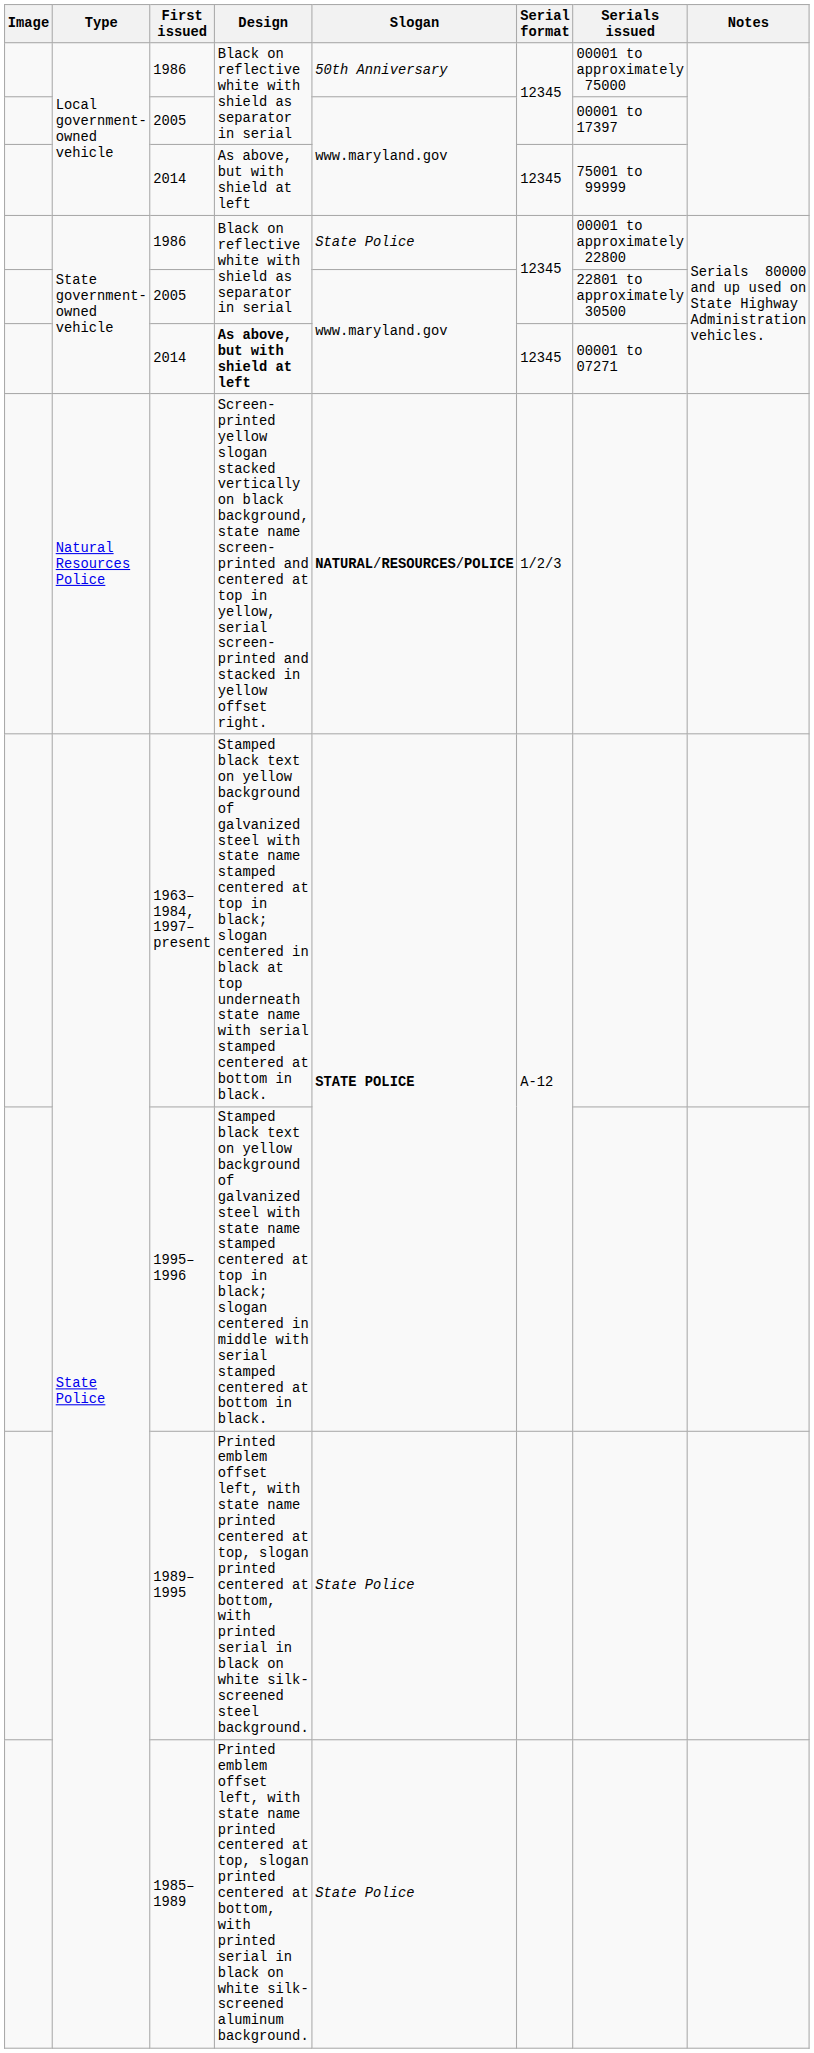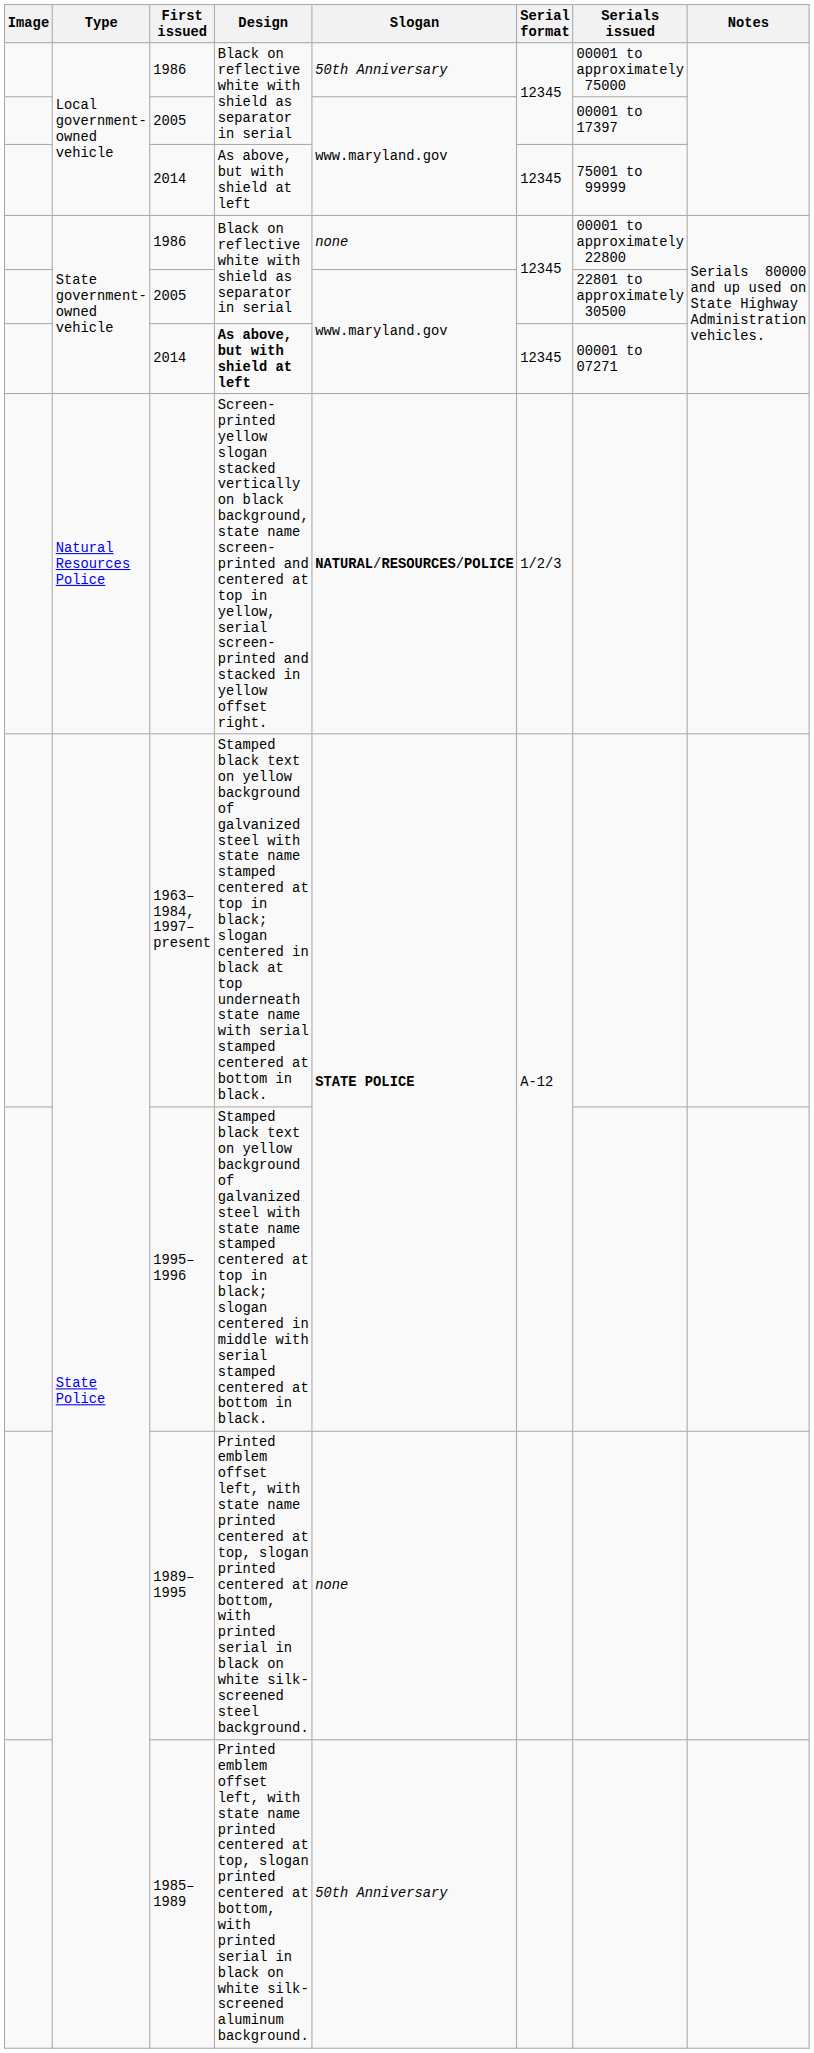(365, 242) State Police -> (332, 242) none
(365, 1585) State Police -> (332, 1585) none
(365, 1894) State Police -> (381, 1894) 50th Anniversary
